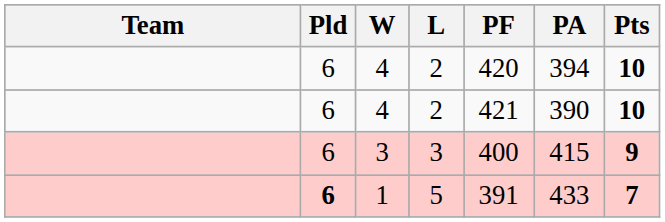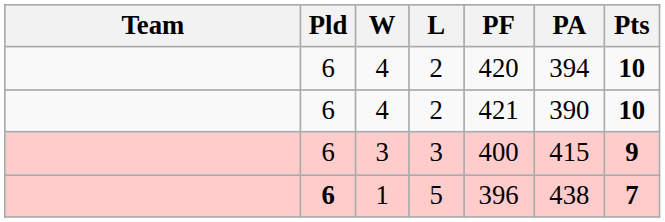(499, 195) 391 -> (499, 195) 396
(569, 195) 433 -> (569, 195) 438
